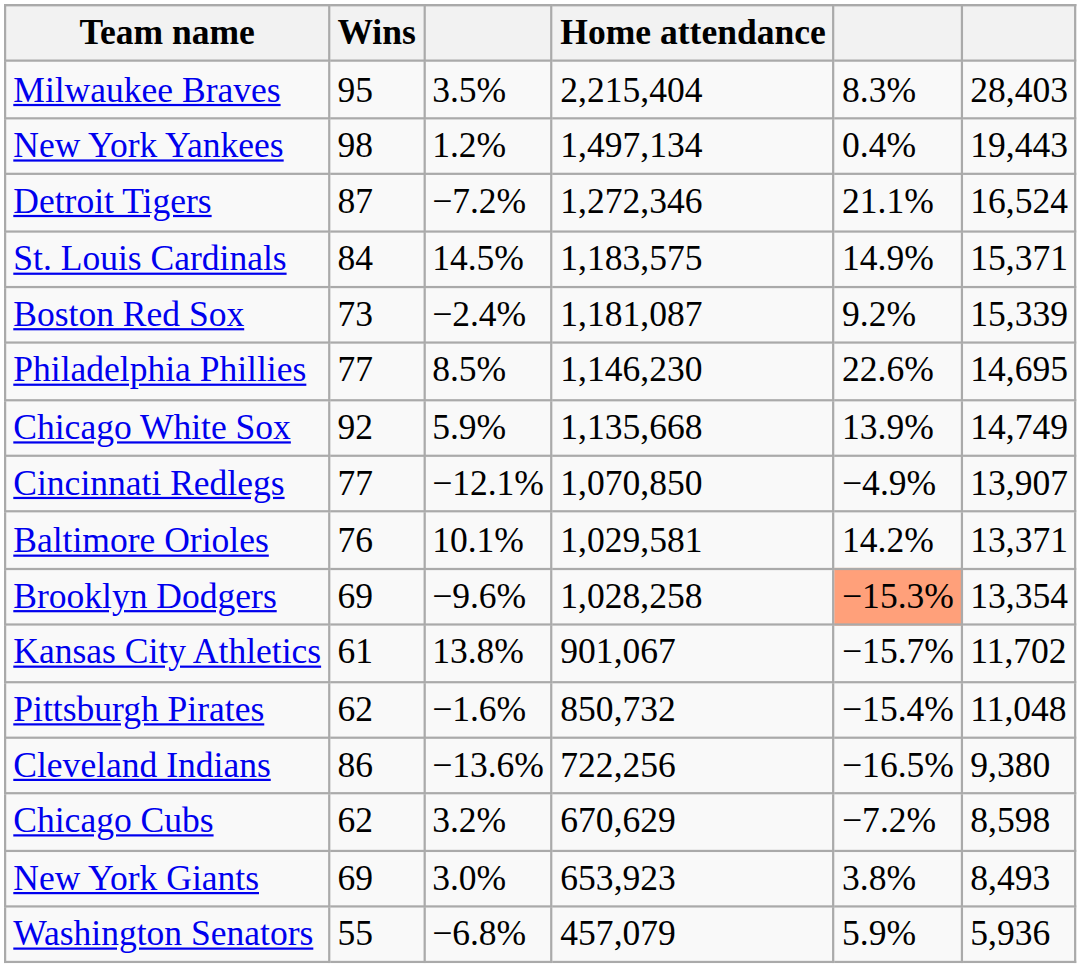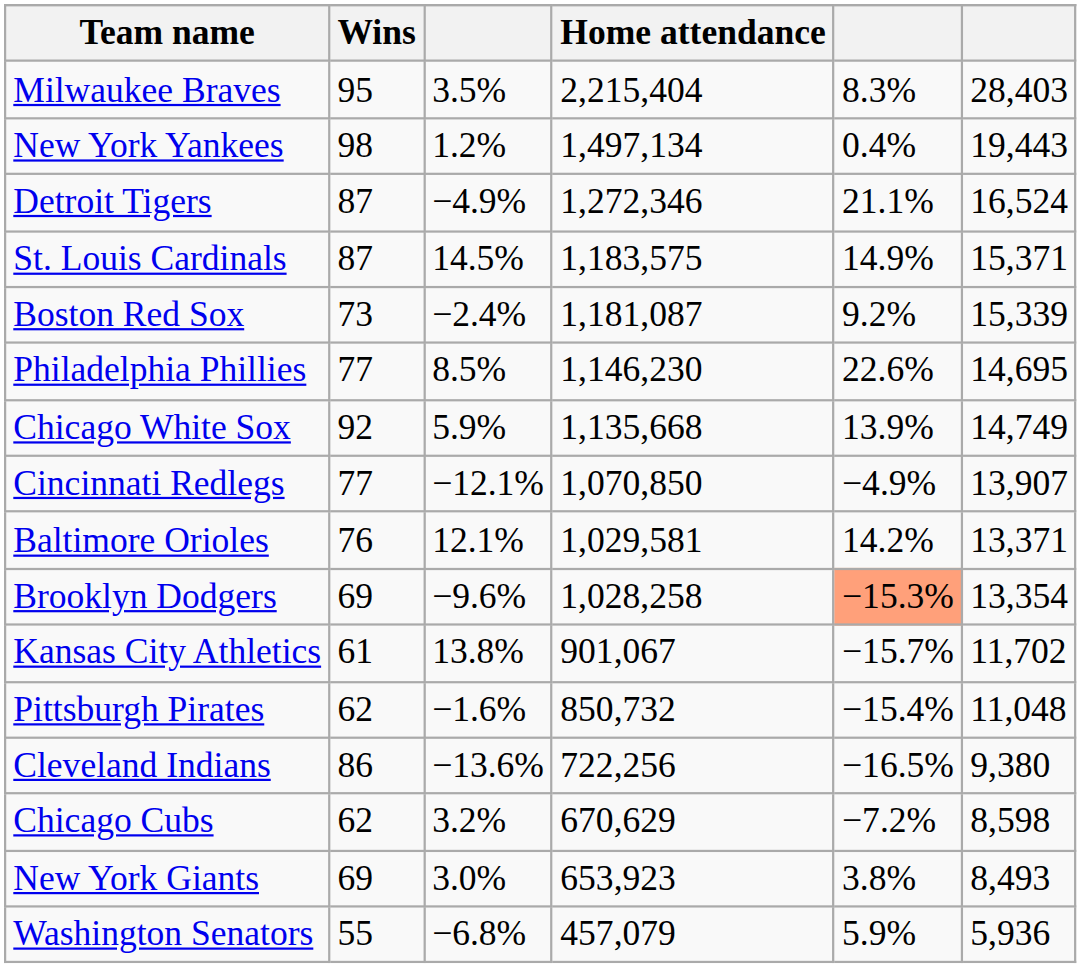(479, 201) −7.2% -> (479, 201) −4.9%
(355, 257) 84 -> (355, 257) 87
(478, 539) 10.1% -> (478, 539) 12.1%
